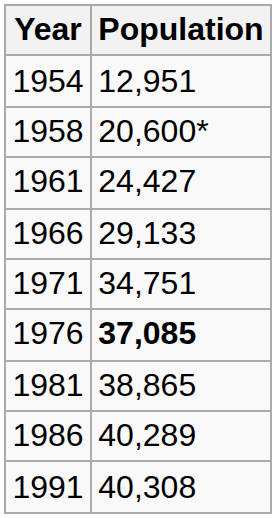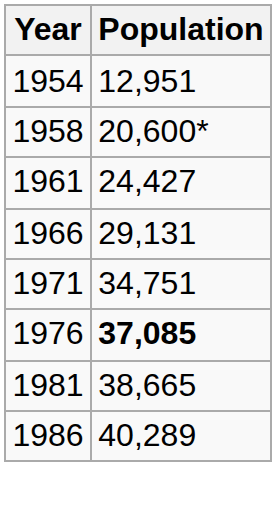(147, 232) 29,133 -> (147, 232) 29,131
(147, 385) 38,865 -> (147, 385) 38,665
- row: (48, 486)
